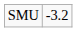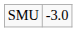(57, 15) -3.2 -> (57, 15) -3.0
